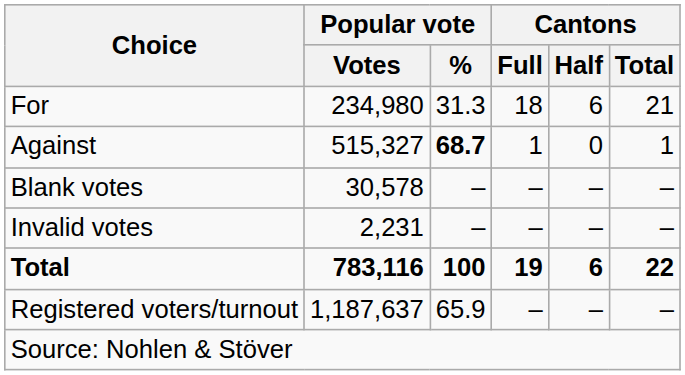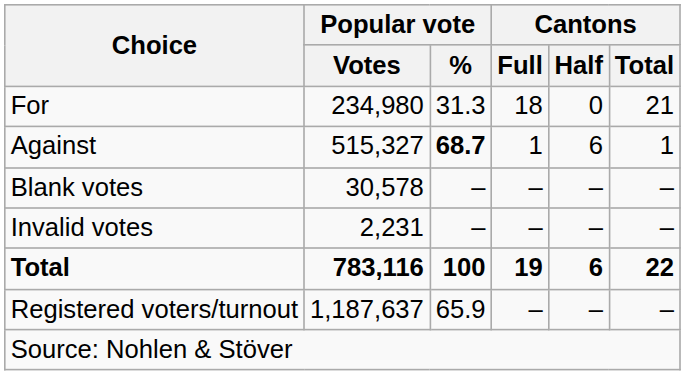(596, 106) 6 -> (596, 106) 0
(596, 146) 0 -> (596, 146) 6
